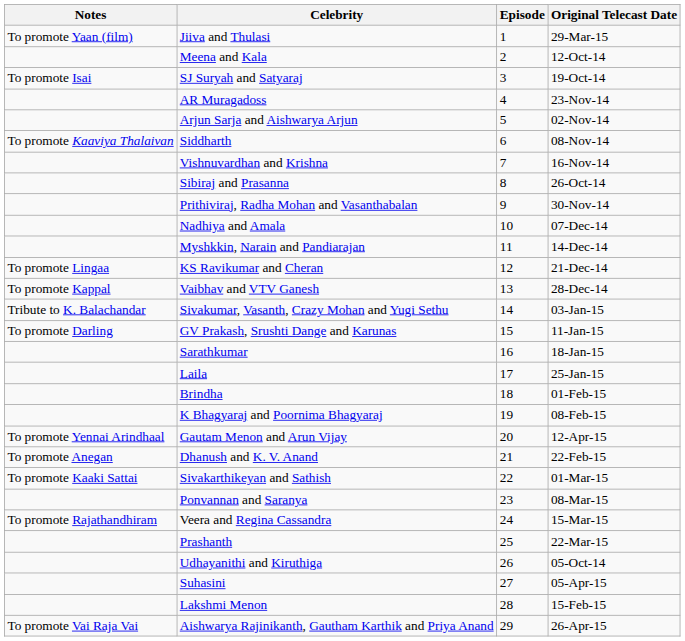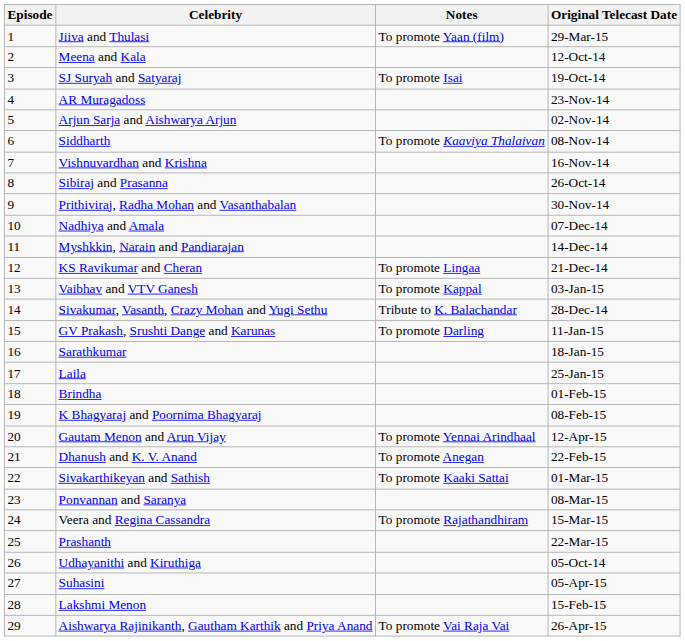columns swapped: (522, 15) <-> (91, 15)
(579, 288) 28-Dec-14 -> (577, 288) 03-Jan-15
(577, 309) 03-Jan-15 -> (579, 309) 28-Dec-14
